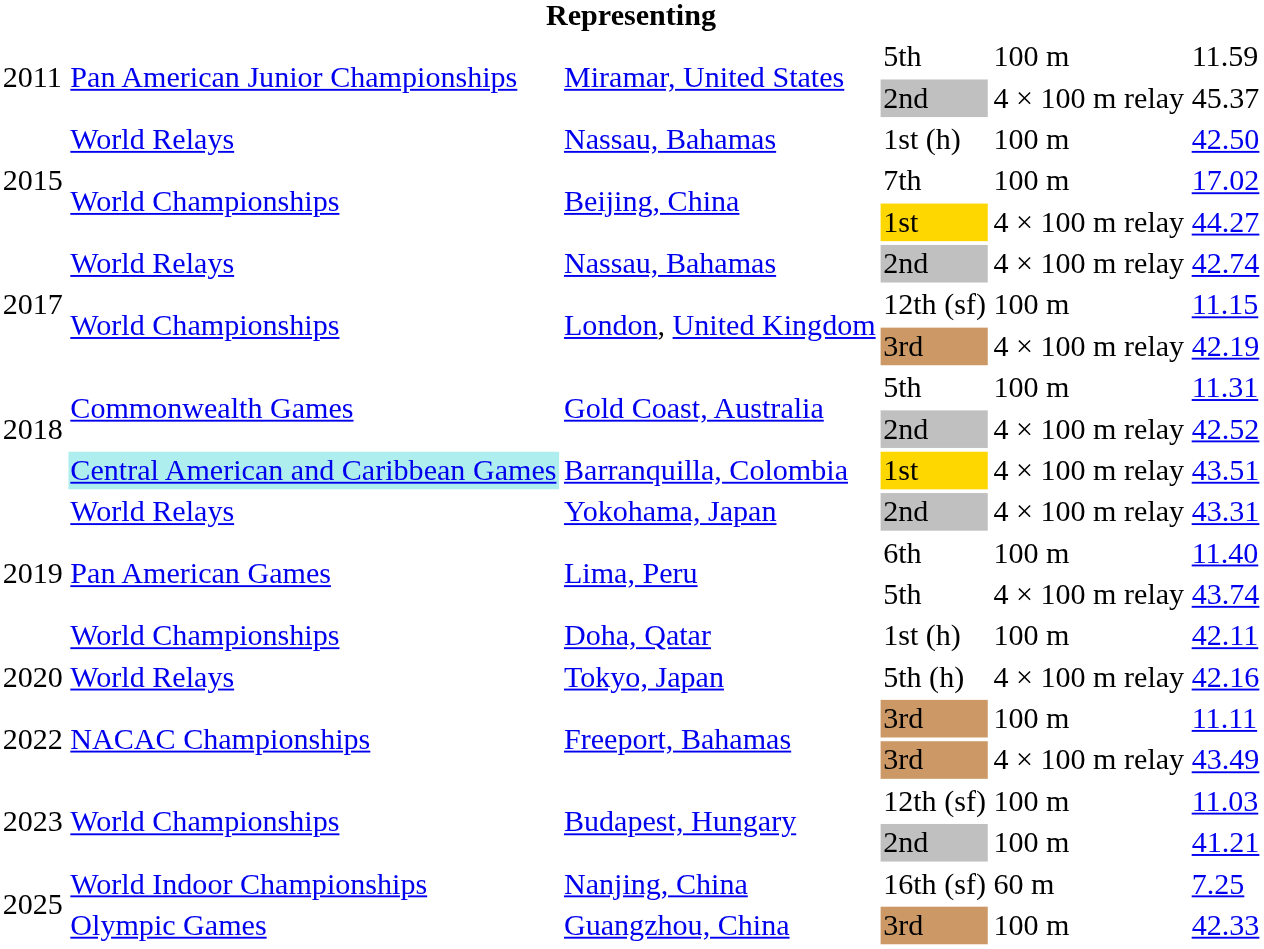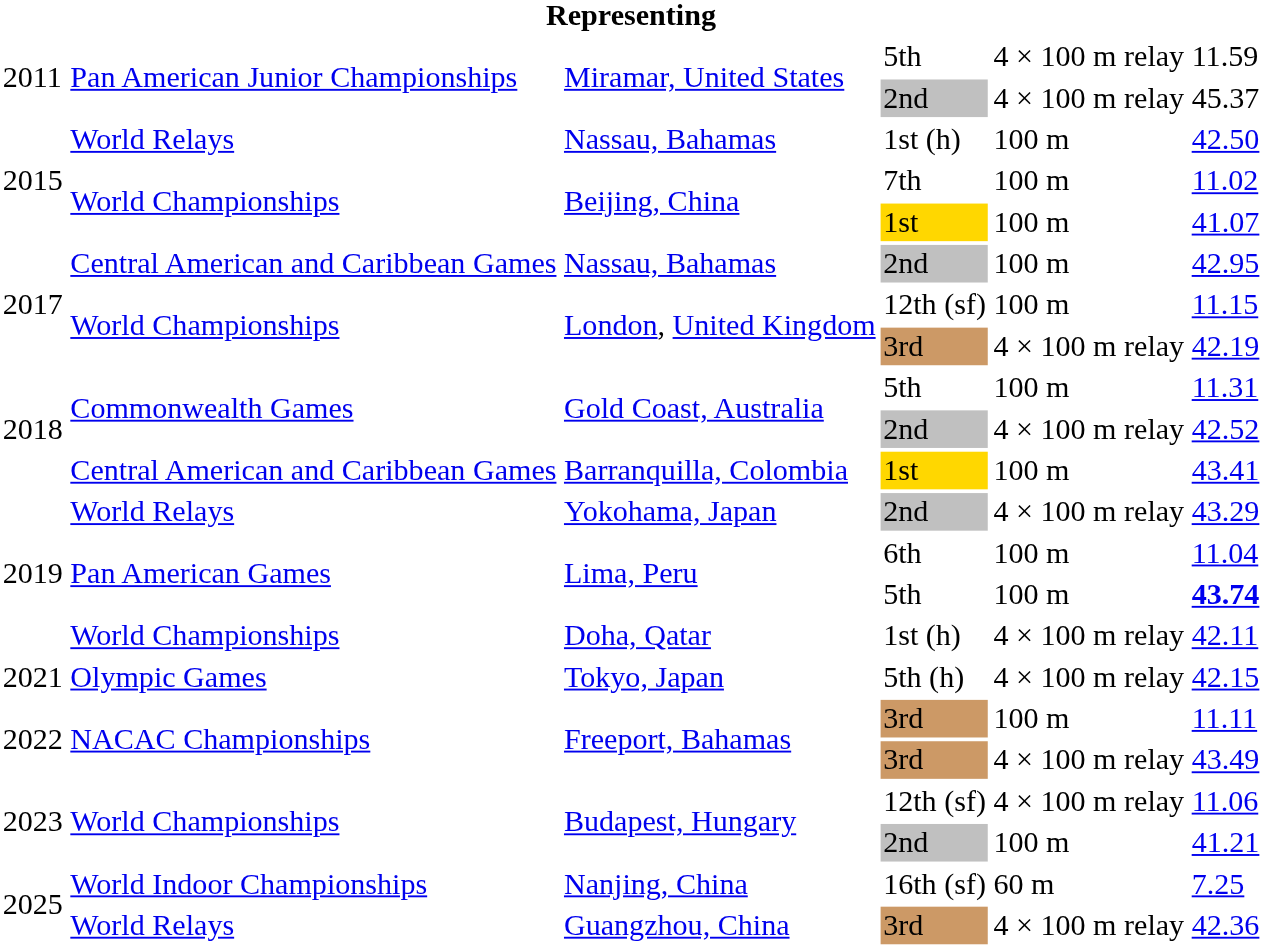(1031, 56) 100 m -> (1089, 56) 4 × 100 m relay
(1226, 180) 17.02 -> (1225, 180) 11.02
(1089, 221) 4 × 100 m relay -> (1031, 221) 100 m
(1226, 221) 44.27 -> (1226, 221) 41.07
(152, 263) World Relays -> (313, 263) Central American and Caribbean Games
(1089, 263) 4 × 100 m relay -> (1031, 263) 100 m
(1226, 263) 42.74 -> (1226, 263) 42.95
(313, 470) paleturquoise background -> (313, 470) no background
(1089, 470) 4 × 100 m relay -> (1031, 470) 100 m
(1226, 470) 43.51 -> (1226, 470) 43.41
(1226, 511) 43.31 -> (1226, 511) 43.29
(1225, 552) 11.40 -> (1225, 552) 11.04
(1089, 594) 4 × 100 m relay -> (1031, 594) 100 m
(1226, 594) normal -> (1226, 594) bold
(1031, 635) 100 m -> (1089, 635) 4 × 100 m relay
(33, 676) 2020 -> (33, 676) 2021
(152, 676) World Relays -> (168, 676) Olympic Games
(1226, 676) 42.16 -> (1226, 676) 42.15
(1031, 800) 100 m -> (1089, 800) 4 × 100 m relay
(1225, 800) 11.03 -> (1225, 800) 11.06
(168, 925) Olympic Games -> (152, 925) World Relays
(1031, 925) 100 m -> (1089, 925) 4 × 100 m relay
(1226, 925) 42.33 -> (1226, 925) 42.36
